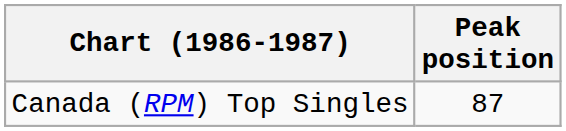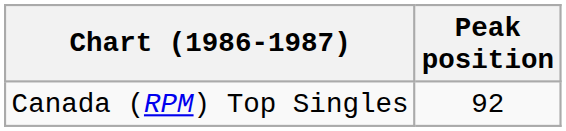(488, 104) 87 -> (488, 104) 92
